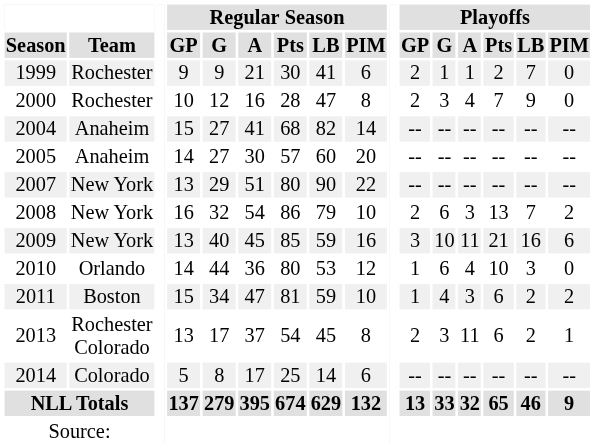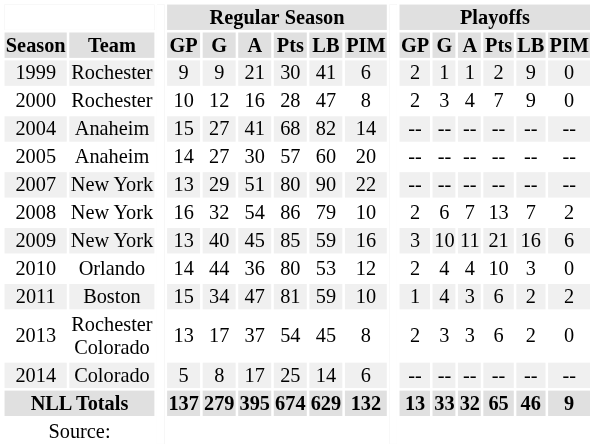(531, 72) 7 -> (531, 72) 9
(470, 212) 3 -> (470, 212) 7
(415, 268) 1 -> (415, 268) 2
(444, 268) 6 -> (444, 268) 4
(470, 335) 11 -> (470, 335) 3
(569, 335) 1 -> (569, 335) 0
